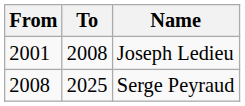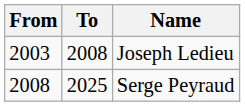(30, 52) 2001 -> (30, 52) 2003
